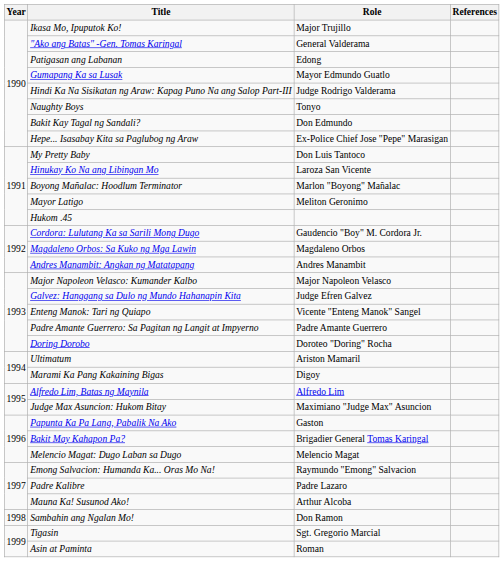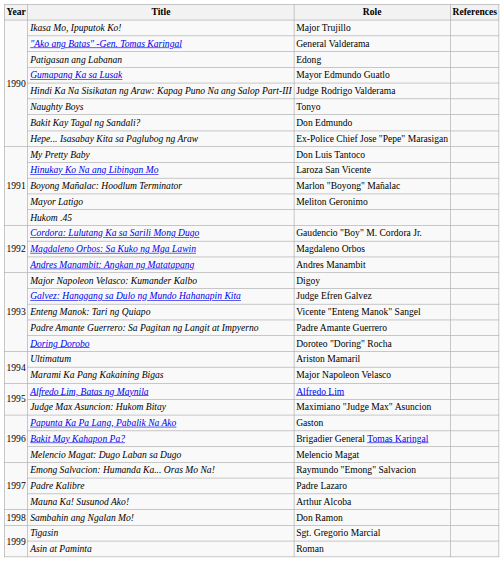(344, 281) Major Napoleon Velasco -> (308, 281) Digoy
(308, 375) Digoy -> (344, 375) Major Napoleon Velasco
